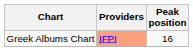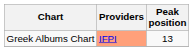(167, 38) 16 -> (167, 38) 13
